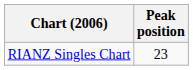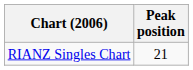(161, 53) 23 -> (161, 53) 21
